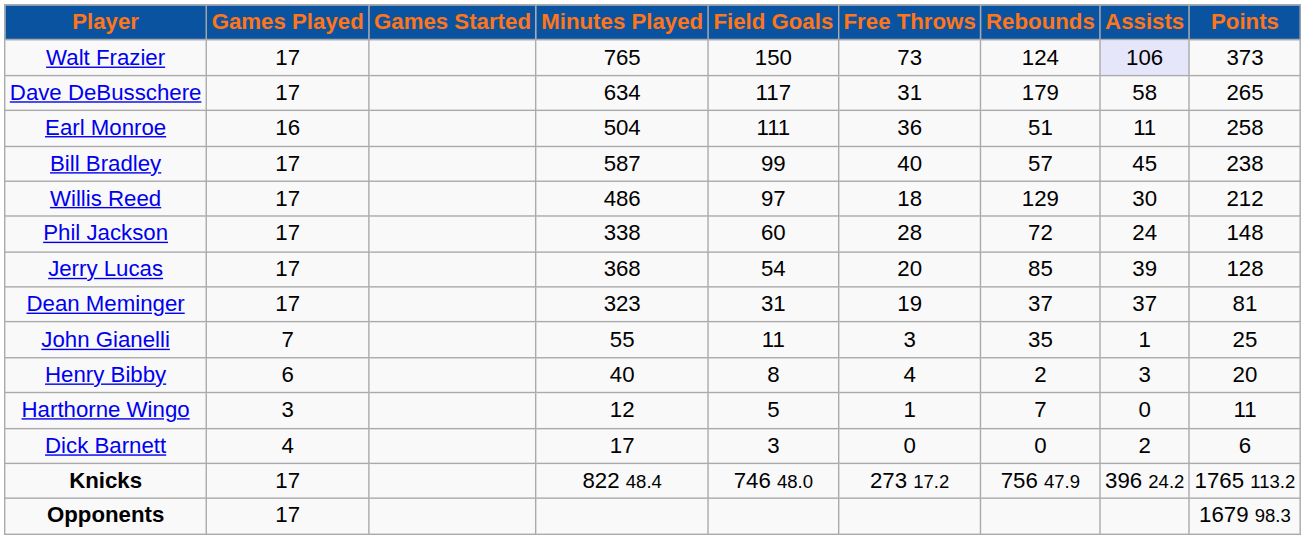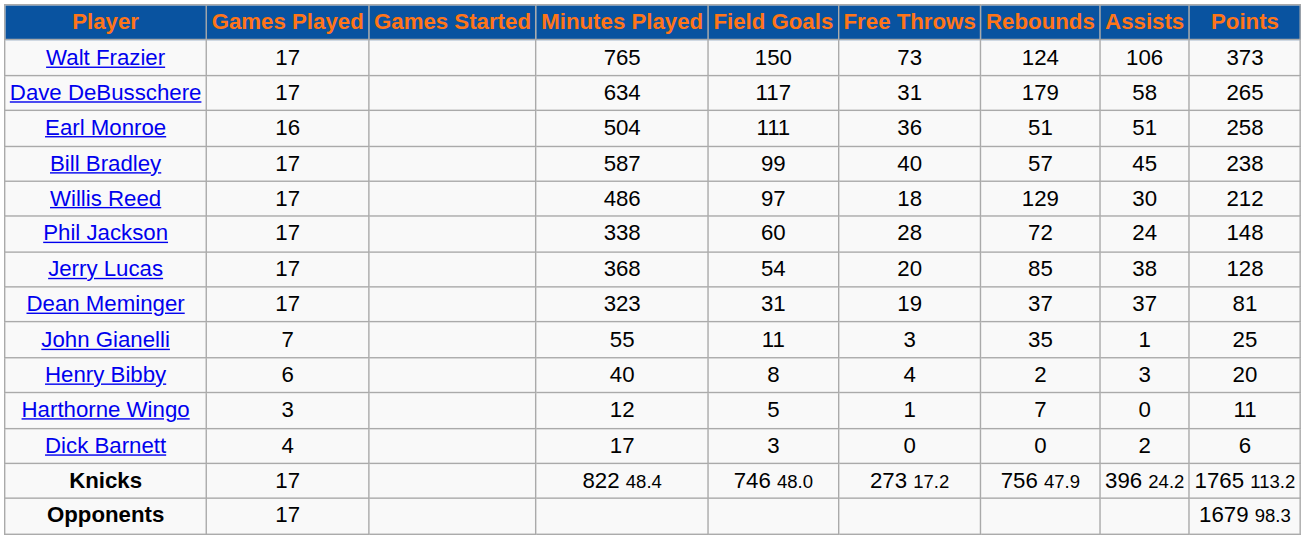(1145, 57) lavender background -> (1145, 57) no background
(1145, 127) 11 -> (1145, 127) 51
(1145, 269) 39 -> (1145, 269) 38
